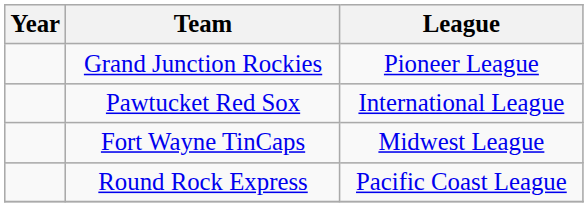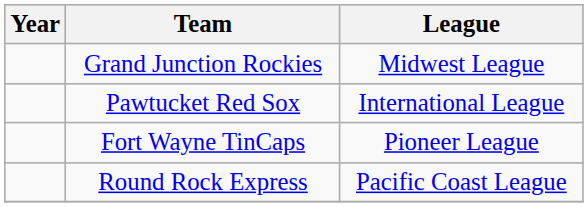(461, 63) Pioneer League -> (461, 63) Midwest League
(461, 142) Midwest League -> (461, 142) Pioneer League
